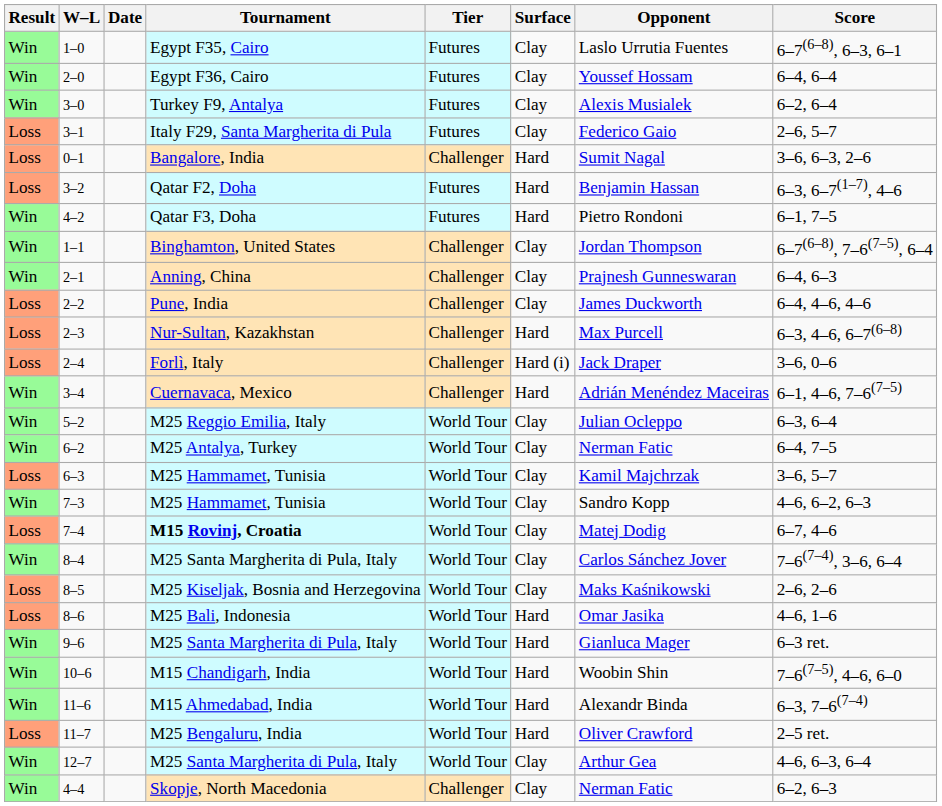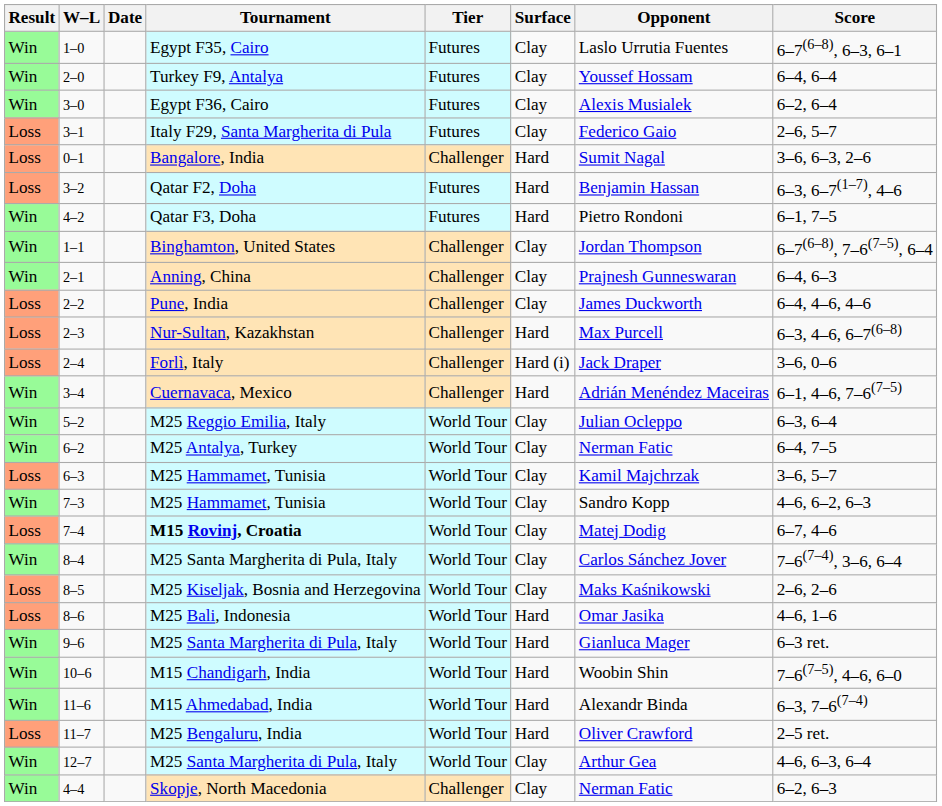(209, 77) Egypt F36, Cairo -> (217, 77) Turkey F9, Antalya
(217, 104) Turkey F9, Antalya -> (209, 104) Egypt F36, Cairo
